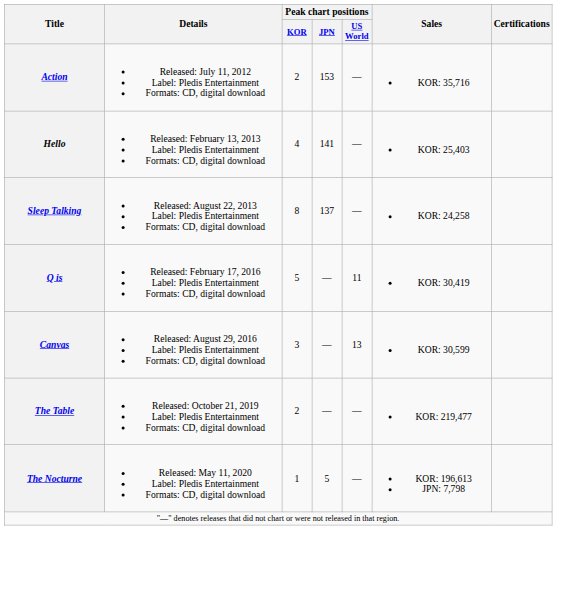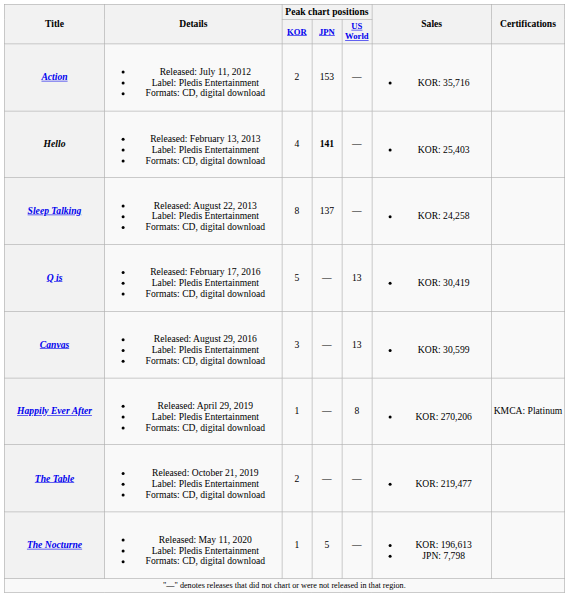(327, 144) normal -> (327, 144) bold
(357, 278) 11 -> (357, 278) 13
+ row: (55, 411)
